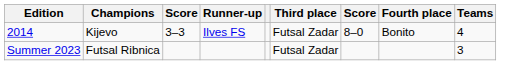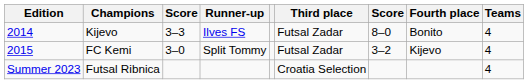+ row: (109, 50)
(306, 50) Futsal Zadar -> (322, 69) Croatia Selection
(460, 50) 3 -> (488, 69) 4
